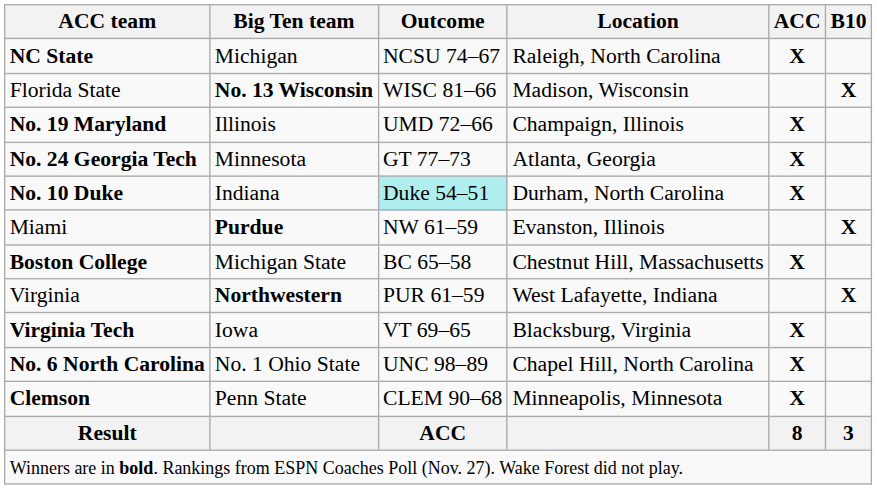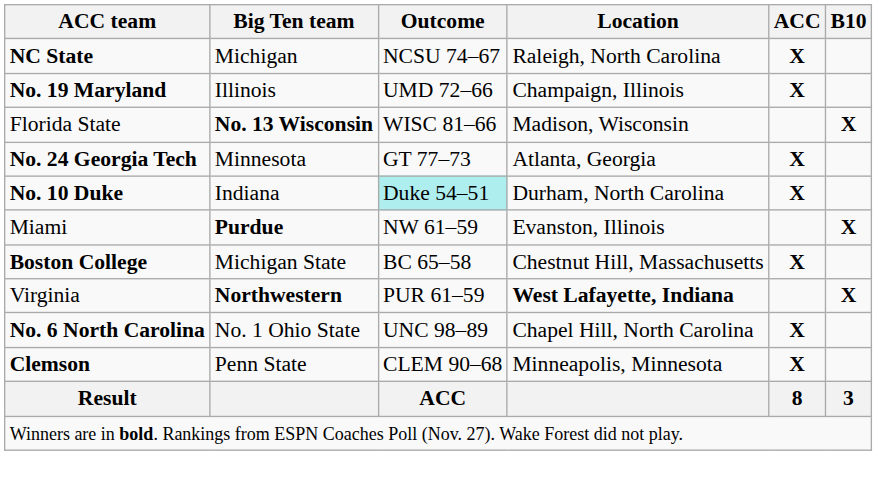rows swapped: (88, 124) <-> (65, 90)
(615, 295) normal -> (623, 295) bold
- row: (72, 329)
